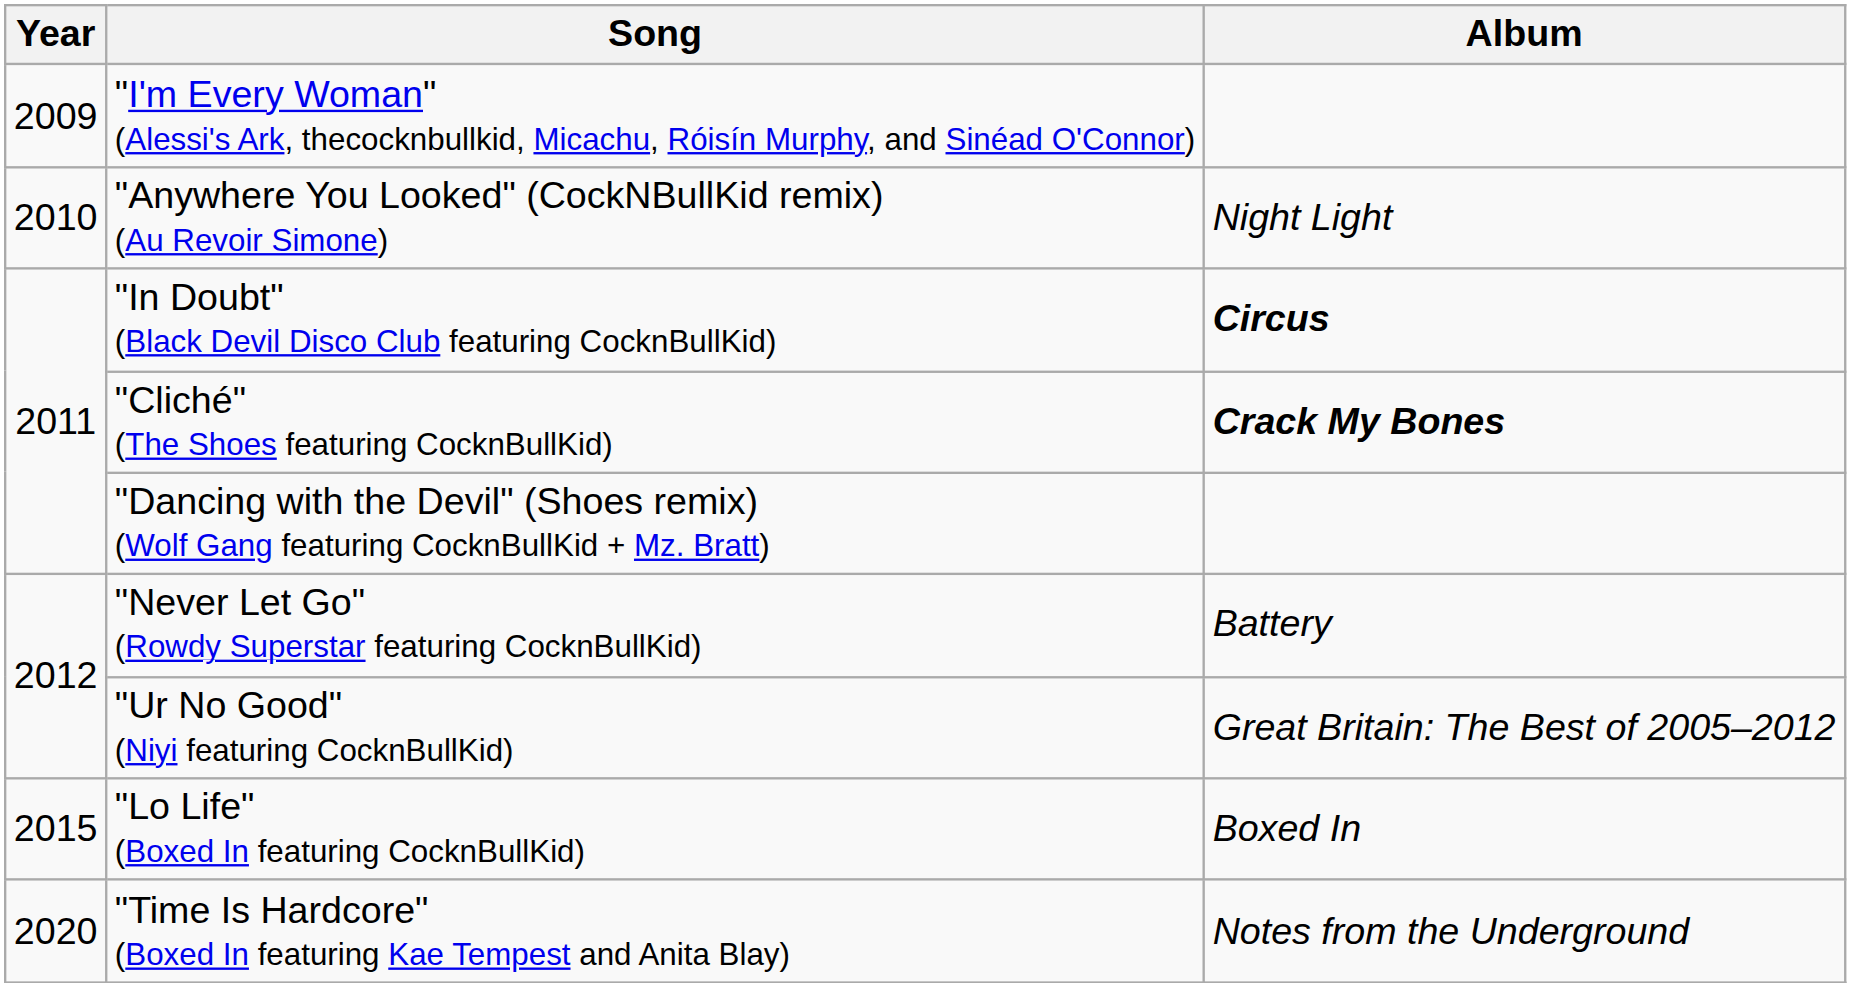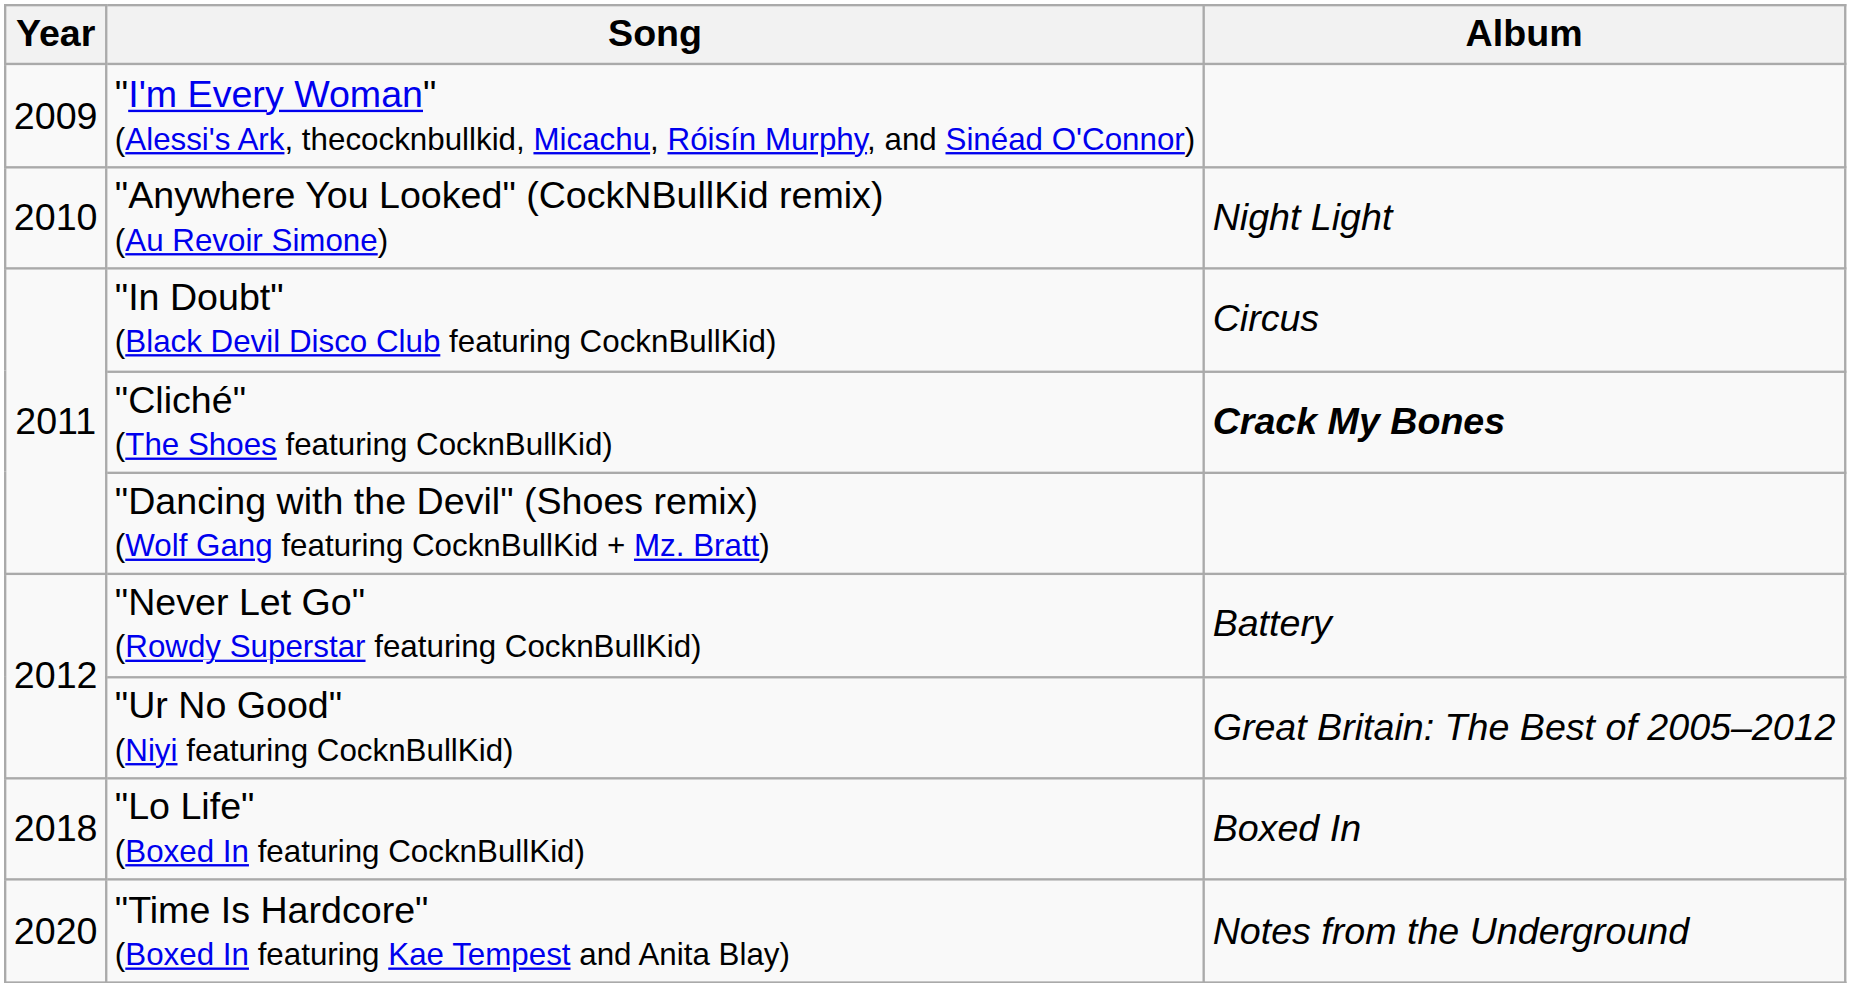(1271, 318) bold -> (1266, 318) normal
(56, 828) 2015 -> (56, 828) 2018
